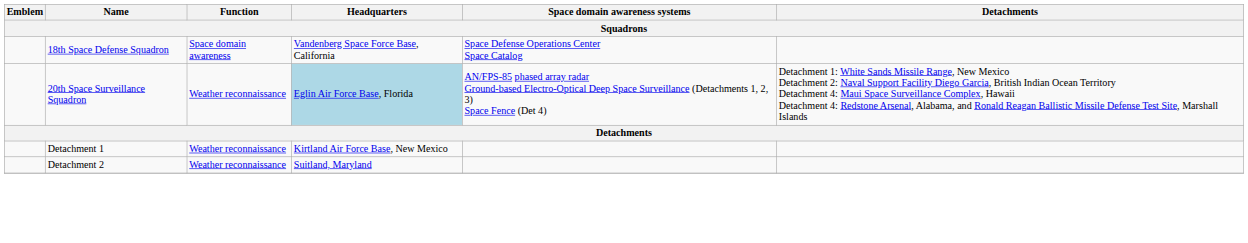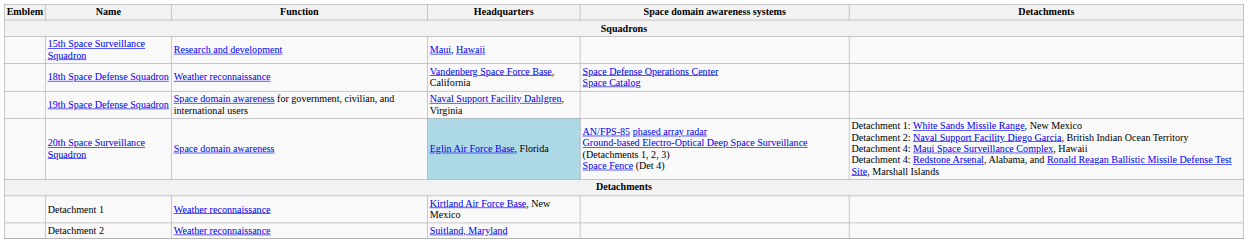+ row: (96, 50)
(218, 50) Space domain awareness -> (222, 77) Weather reconnaissance
+ row: (108, 104)
(238, 94) Weather reconnaissance -> (224, 149) Space domain awareness
